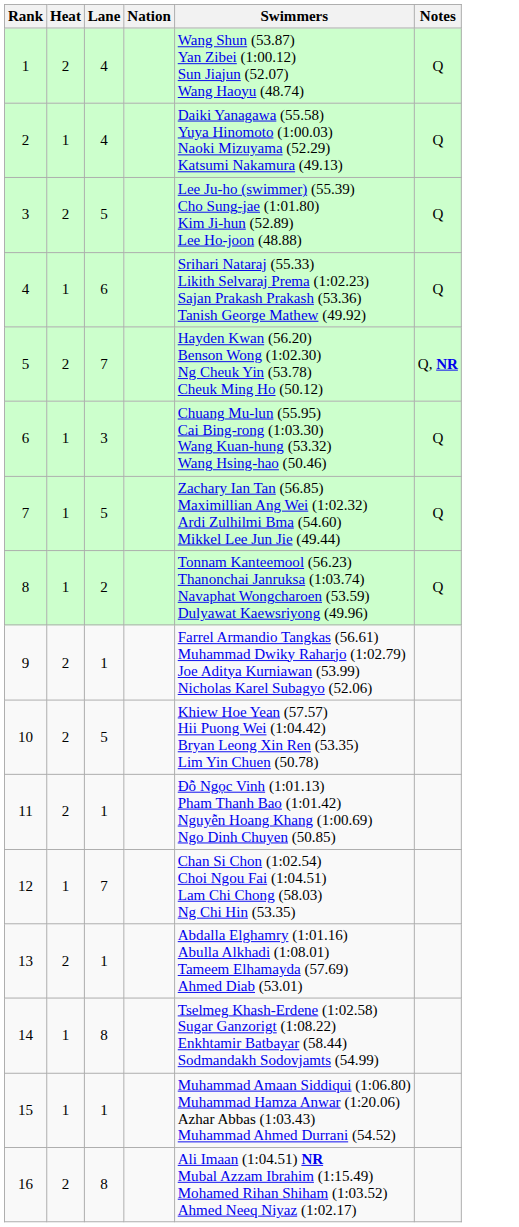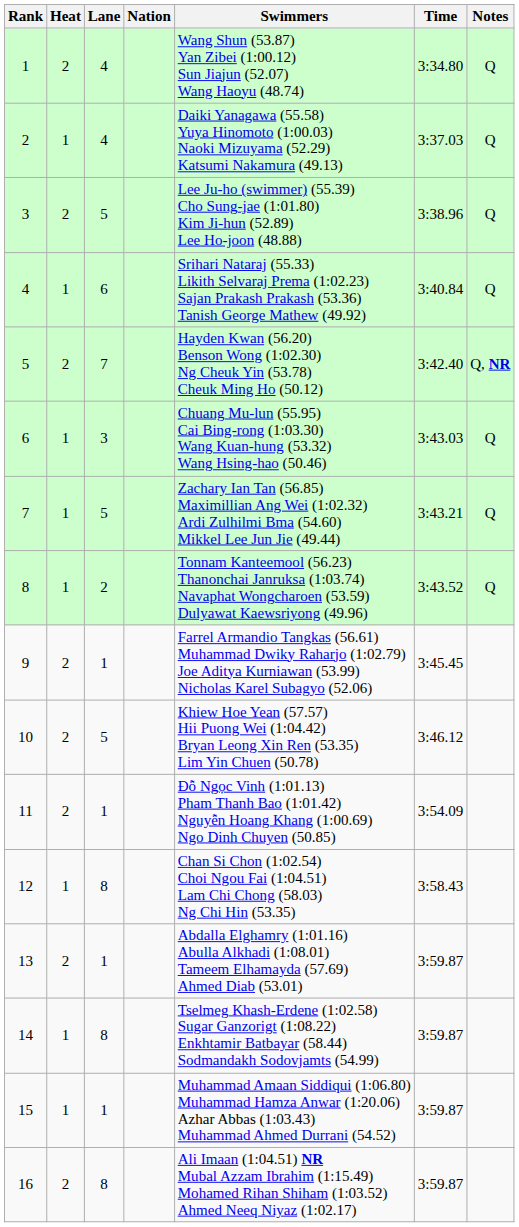+ column: (441, 16)
(104, 886) 7 -> (104, 886) 8
